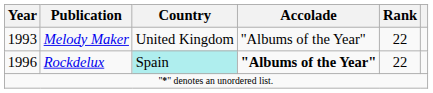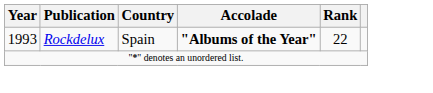- row: (86, 39)
(22, 62) 1996 -> (22, 39) 1993
(152, 62) paleturquoise background -> (138, 39) no background
